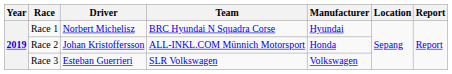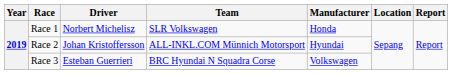(212, 29) BRC Hyundai N Squadra Corse -> (183, 29) SLR Volkswagen
(327, 29) Hyundai -> (323, 29) Honda
(323, 45) Honda -> (327, 45) Hyundai
(183, 61) SLR Volkswagen -> (212, 61) BRC Hyundai N Squadra Corse
